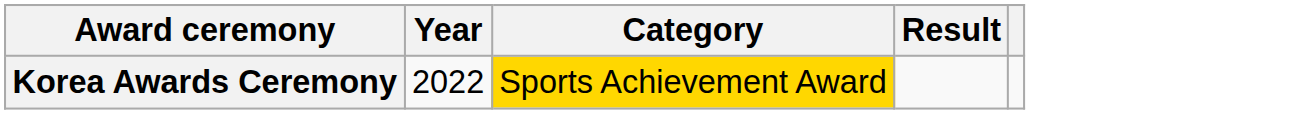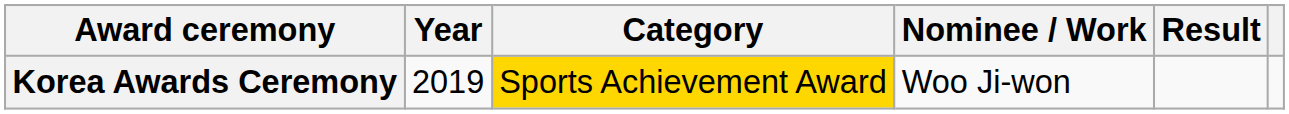+ column: (1024, 30)
(448, 81) 2022 -> (448, 81) 2019
